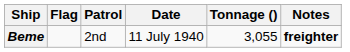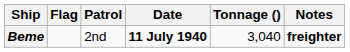(166, 36) normal -> (168, 36) bold
(261, 36) 3,055 -> (264, 36) 3,040
